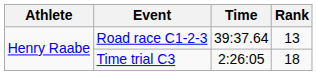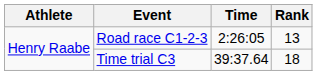(241, 38) 39:37.64 -> (241, 38) 2:26:05
(241, 60) 2:26:05 -> (241, 60) 39:37.64
